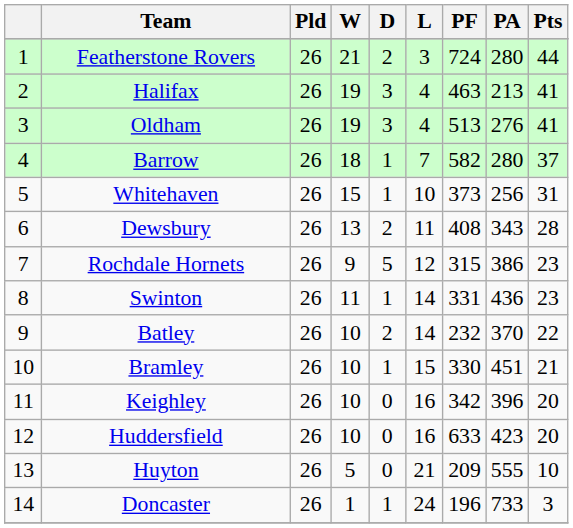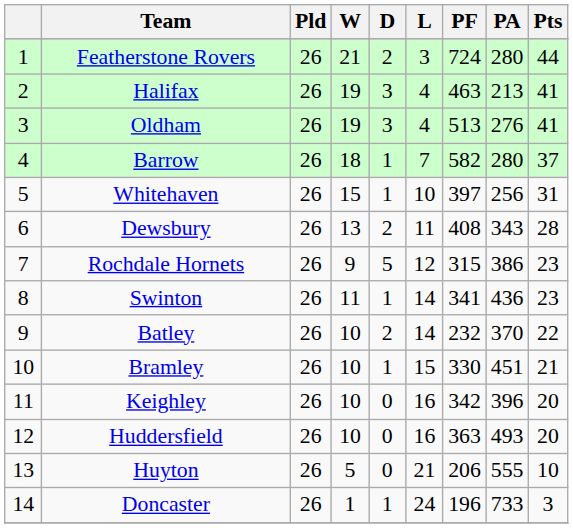(464, 194) 373 -> (464, 194) 397
(464, 297) 331 -> (464, 297) 341
(464, 435) 633 -> (464, 435) 363
(507, 435) 423 -> (507, 435) 493
(464, 470) 209 -> (464, 470) 206
